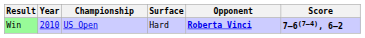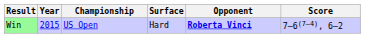(50, 25) 2010 -> (50, 25) 2015
(313, 25) bold -> (313, 25) normal
